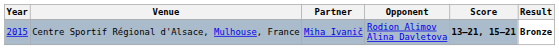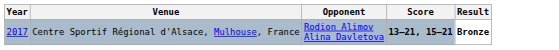- column: (333, 12)
(17, 32) 2015 -> (17, 32) 2017
